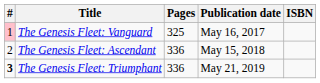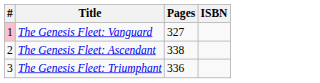- column: (241, 13)
(176, 31) 325 -> (176, 31) 327
(176, 50) 336 -> (176, 50) 338
(10, 68) bold -> (10, 68) normal
